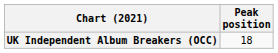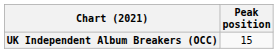(247, 40) 18 -> (247, 40) 15
